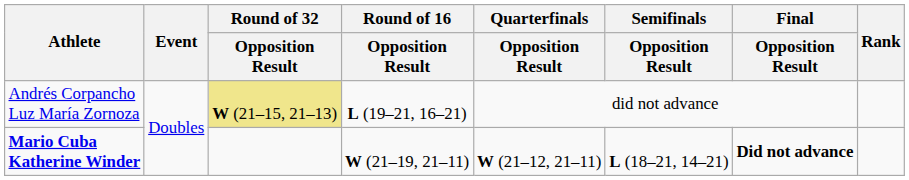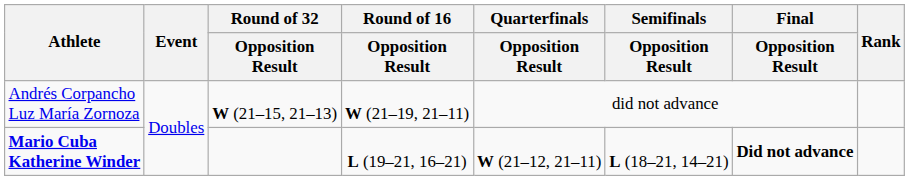(275, 114) khaki background -> (275, 114) no background
(407, 114) L (19–21, 16–21) -> (407, 114) W (21–19, 21–11)
(407, 161) W (21–19, 21–11) -> (407, 161) L (19–21, 16–21)
